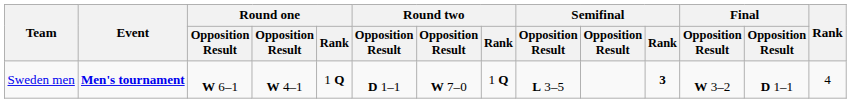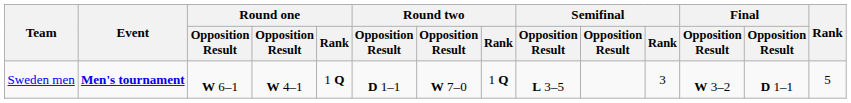(663, 80) bold -> (663, 80) normal
(828, 80) 4 -> (828, 80) 5
